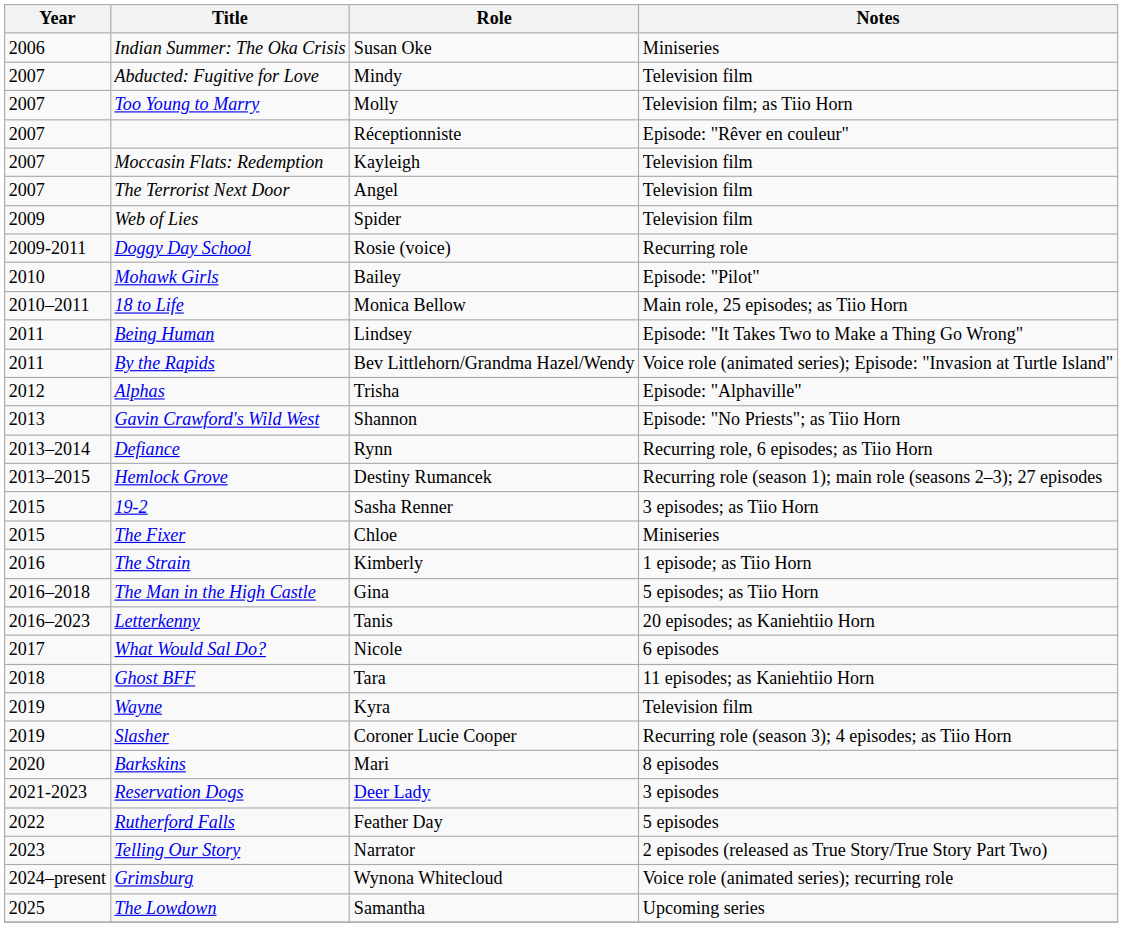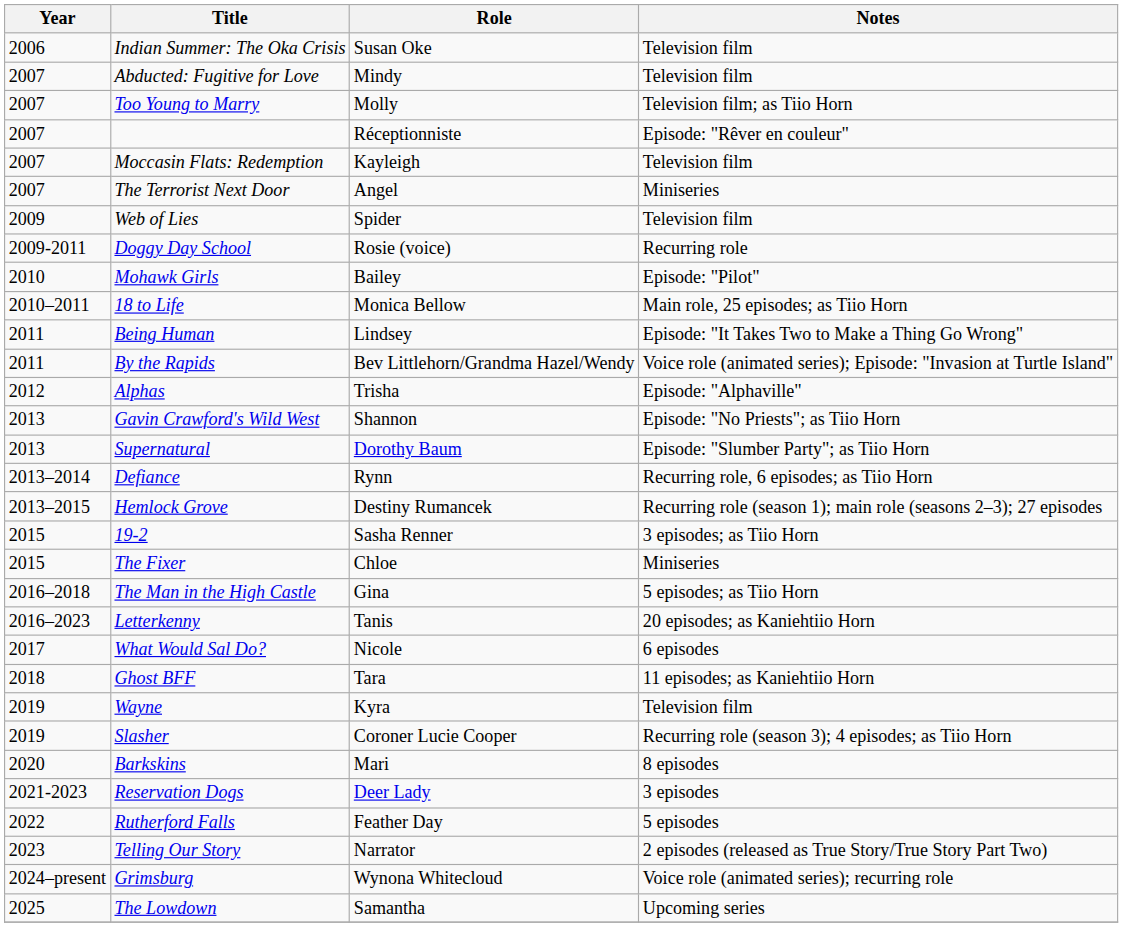(681, 47) Miniseries -> (698, 47) Television film
(698, 190) Television film -> (681, 190) Miniseries
+ row: (162, 448)
- row: (152, 563)
